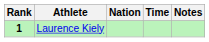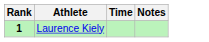- column: (125, 12)
